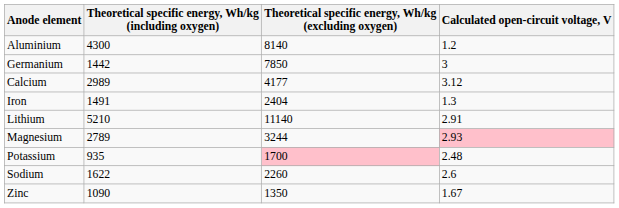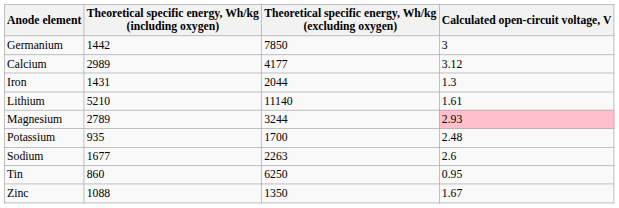- row: (34, 45)
(98, 100) 1491 -> (98, 82) 1431
(276, 100) 2404 -> (276, 82) 2044
(452, 119) 2.91 -> (452, 100) 1.61
(276, 156) pink background -> (276, 138) no background
(98, 175) 1622 -> (98, 156) 1677
(276, 175) 2260 -> (276, 156) 2263
+ row: (15, 175)
(98, 193) 1090 -> (98, 193) 1088
